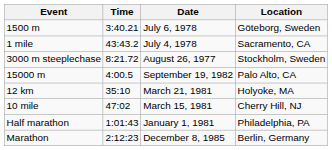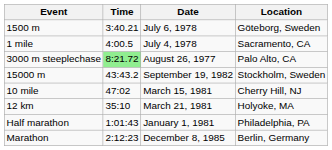(122, 43) 43:43.2 -> (119, 43) 4:00.5
(122, 59) no background -> (122, 59) lightgreen background
(281, 59) Stockholm, Sweden -> (267, 59) Palo Alto, CA
(119, 75) 4:00.5 -> (122, 75) 43:43.2
(267, 75) Palo Alto, CA -> (281, 75) Stockholm, Sweden
rows swapped: (20, 91) <-> (23, 106)
